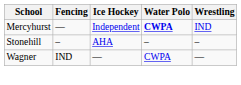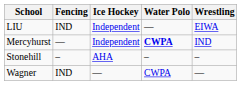+ row: (15, 27)
